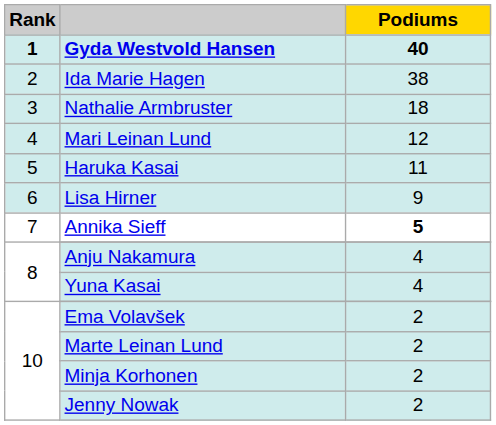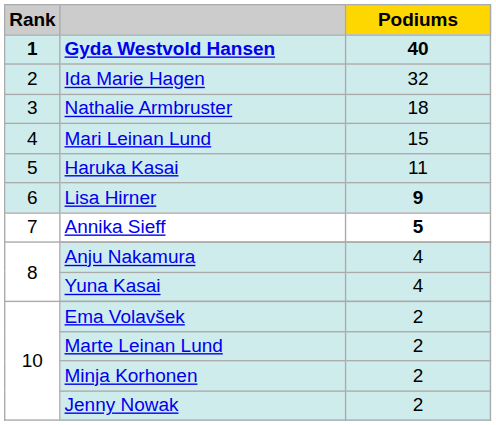(418, 79) 38 -> (418, 79) 32
(418, 138) 12 -> (418, 138) 15
(418, 197) normal -> (418, 197) bold
